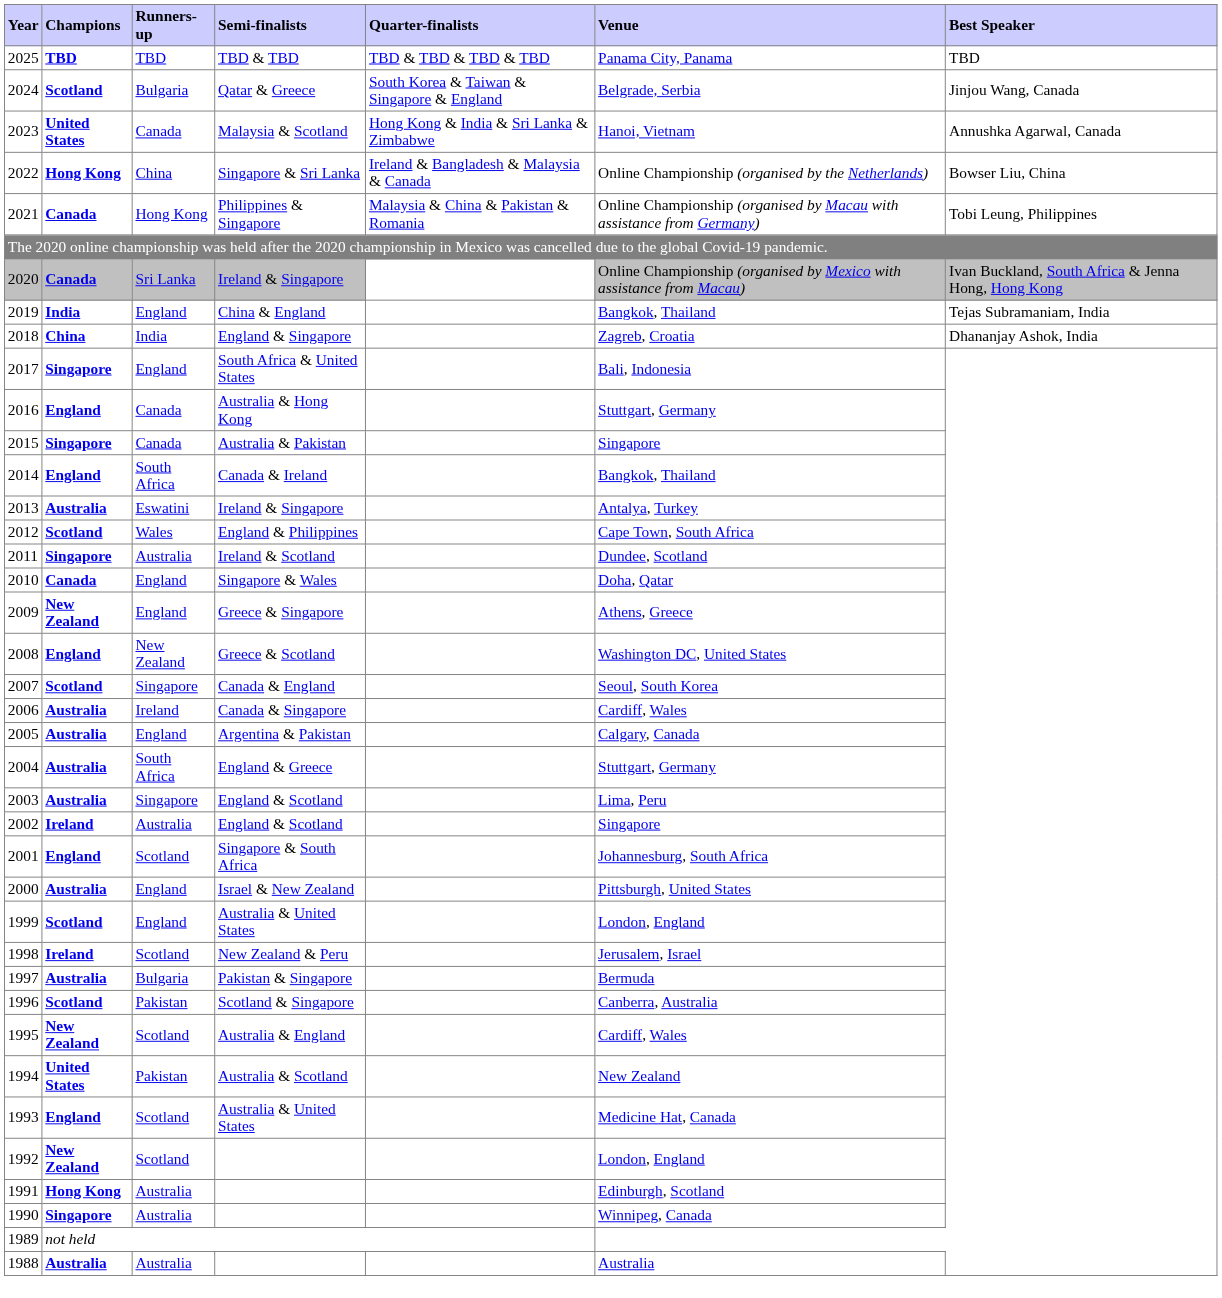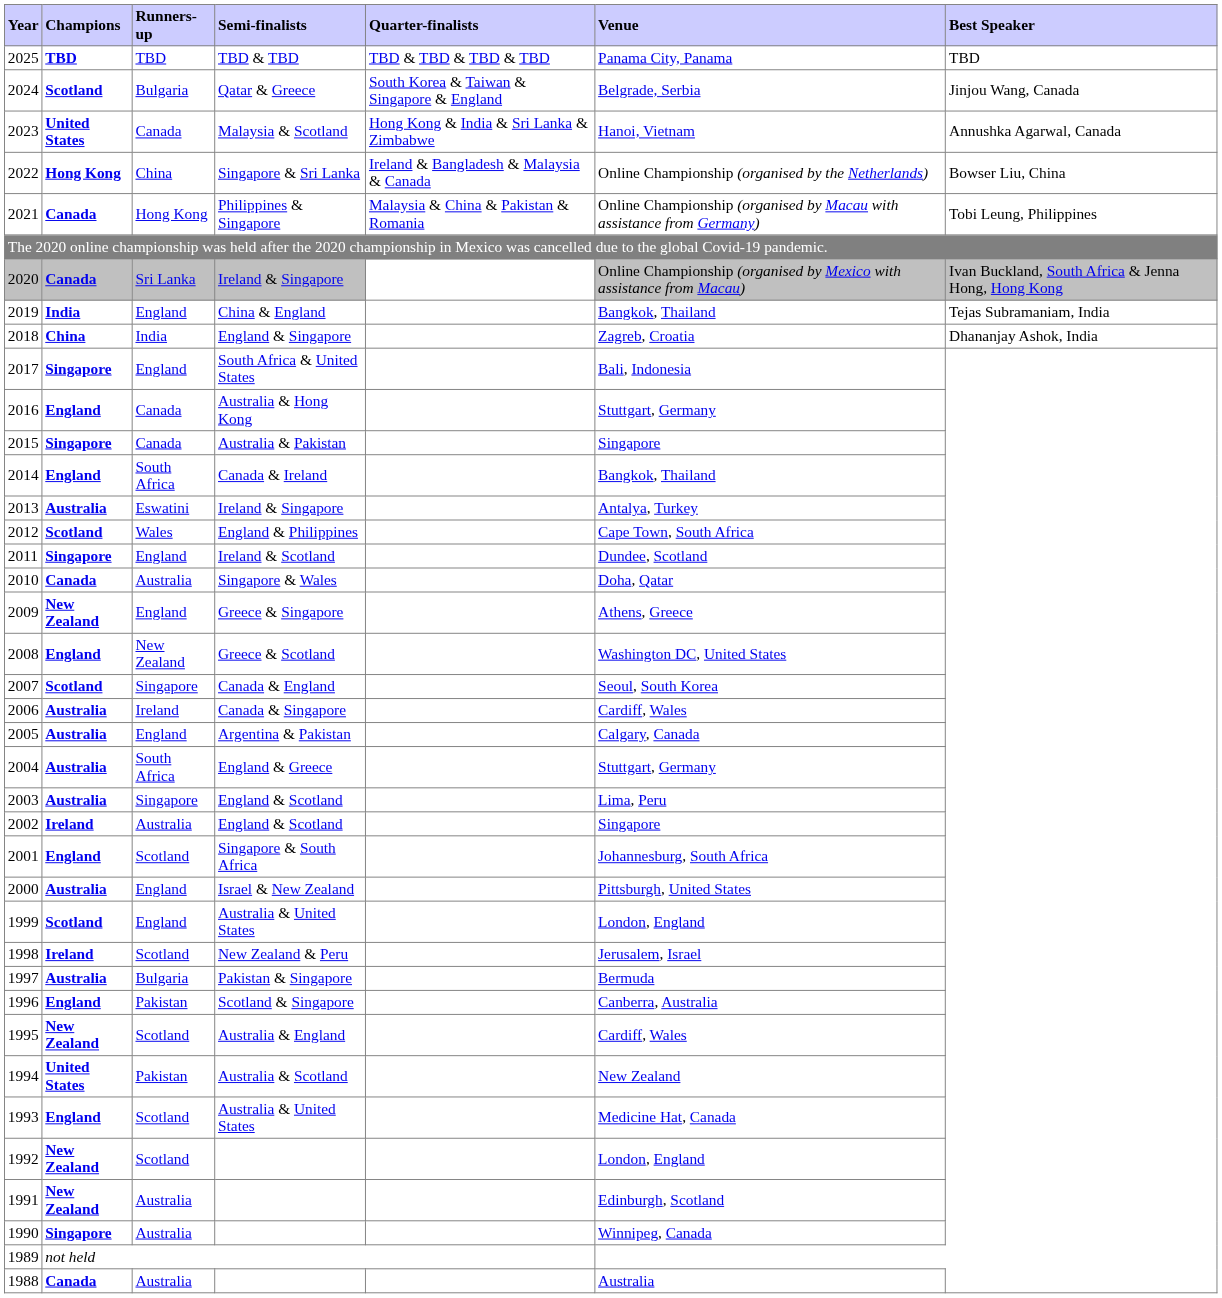(164, 556) Australia -> (161, 556) England
(161, 580) England -> (164, 580) Australia
(74, 1002) Scotland -> (73, 1002) England
(83, 1191) Hong Kong -> (72, 1200) New Zealand
(76, 1263) Australia -> (71, 1280) Canada
